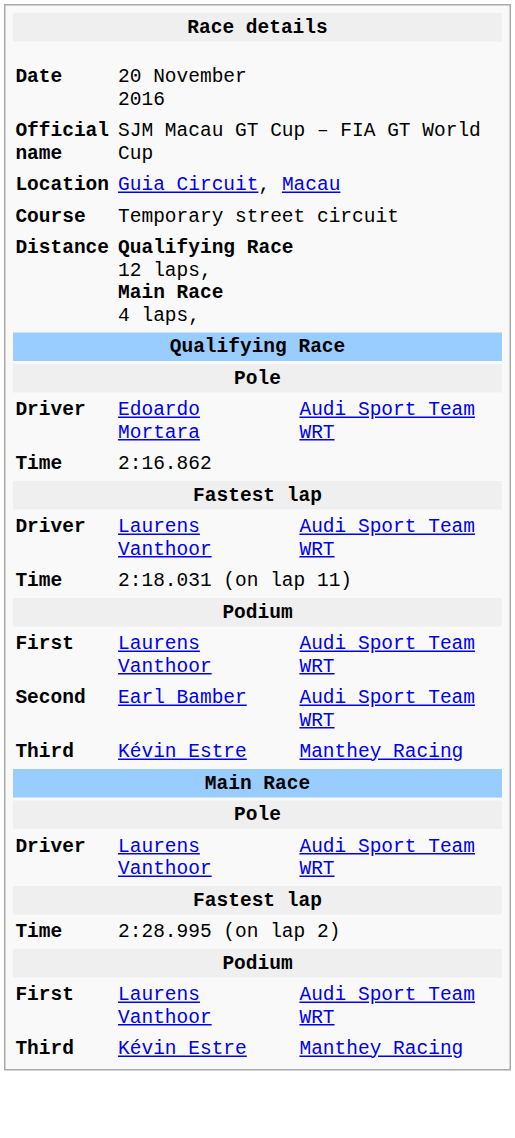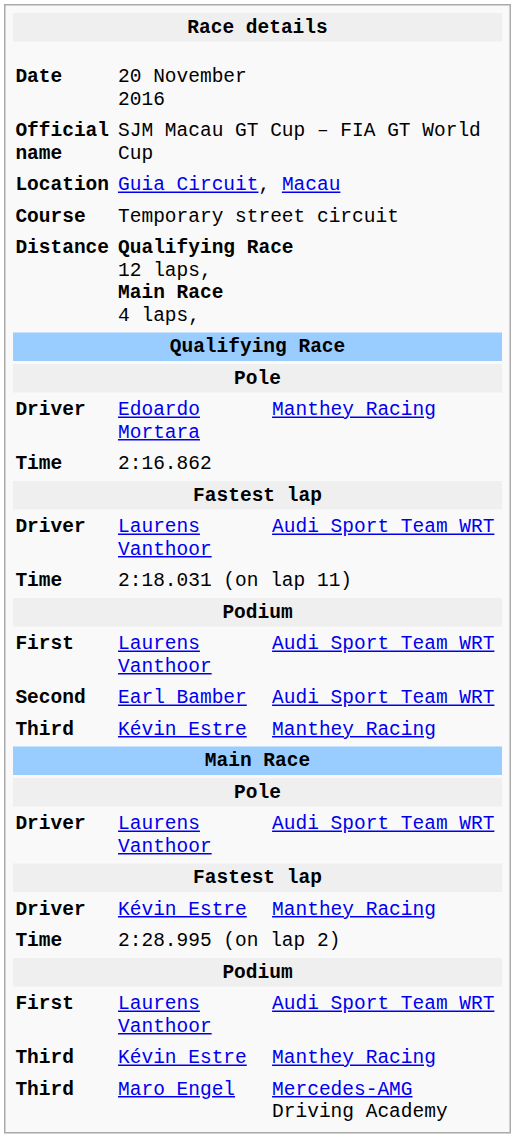(387, 420) Audi Sport Team WRT -> (354, 409) Manthey Racing
+ row: (50, 909)
+ row: (45, 1089)
